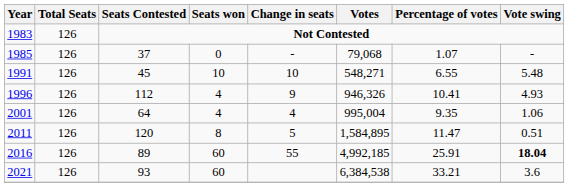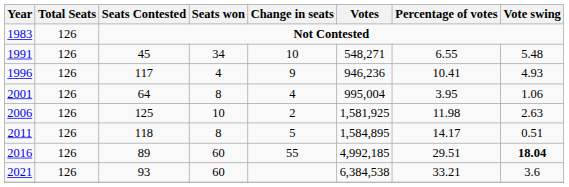- row: (20, 53)
(218, 73) 10 -> (218, 53) 34
(144, 93) 112 -> (144, 73) 117
(365, 93) 946,326 -> (365, 73) 946,236
(218, 113) 4 -> (218, 93) 8
(446, 113) 9.35 -> (446, 93) 3.95
+ row: (20, 113)
(144, 133) 120 -> (144, 133) 118
(446, 133) 11.47 -> (446, 133) 14.17
(446, 152) 25.91 -> (446, 152) 29.51
